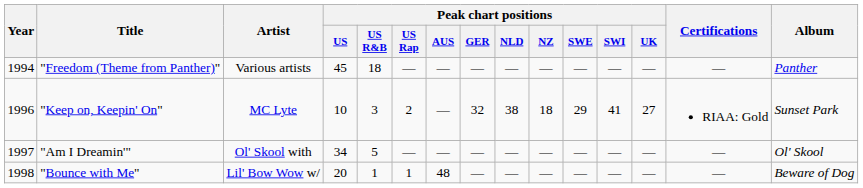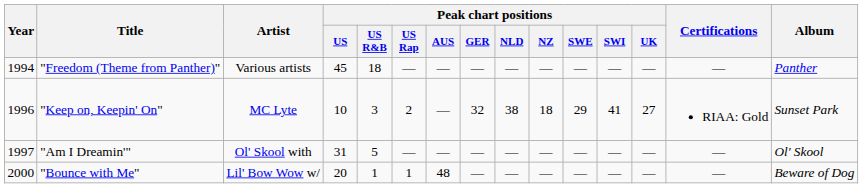(340, 151) 34 -> (340, 151) 31
(21, 172) 1998 -> (21, 172) 2000
